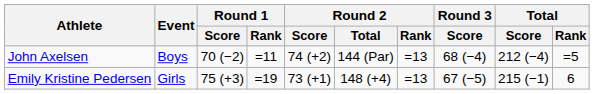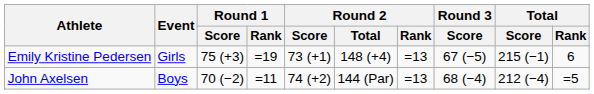rows swapped: (48, 57) <-> (79, 79)
